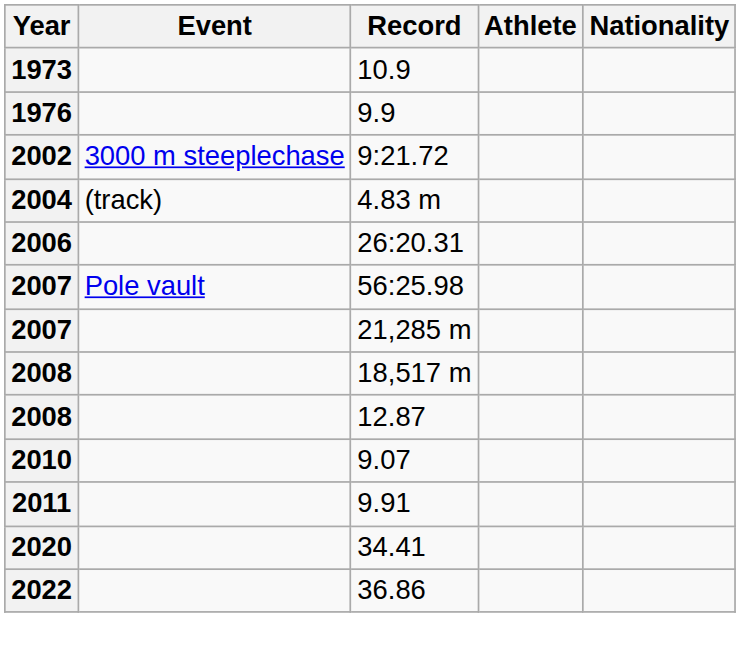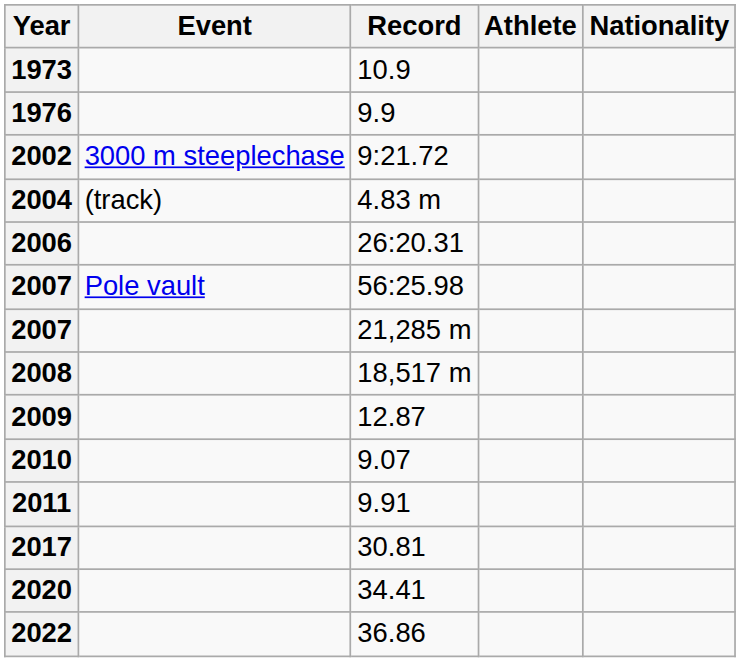(42, 416) 2008 -> (42, 416) 2009
+ row: (392, 546)
